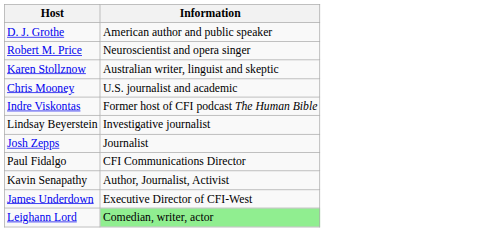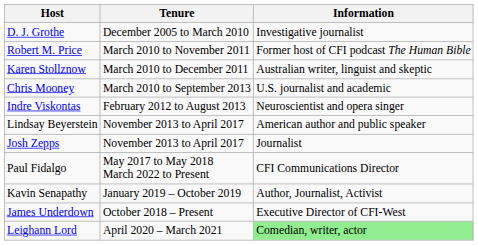+ column: (177, 13)
(188, 32) American author and public speaker -> (310, 32) Investigative journalist
(177, 50) Neuroscientist and opera singer -> (363, 50) Former host of CFI podcast The Human Bible
(210, 106) Former host of CFI podcast The Human Bible -> (330, 106) Neuroscientist and opera singer
(157, 124) Investigative journalist -> (341, 124) American author and public speaker
